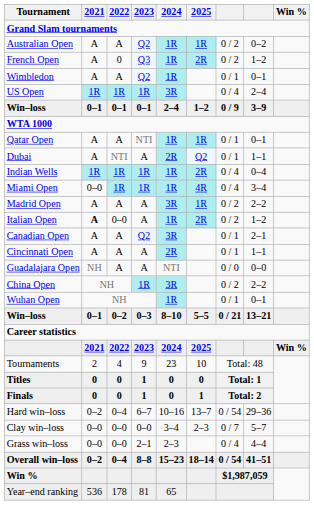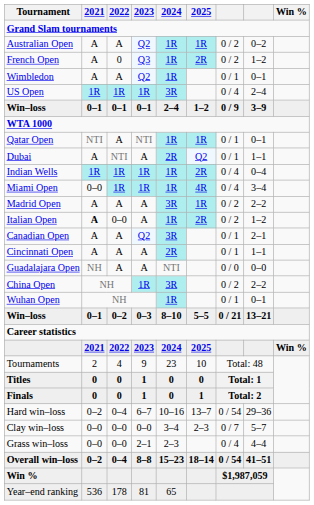(94, 140) A -> (94, 140) NTI
